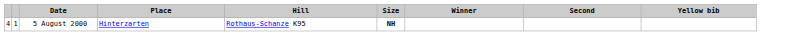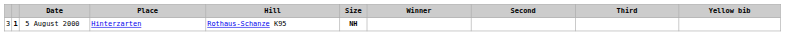+ column: (627, 11)
(8, 24) 4 -> (8, 24) 3
(16, 24) normal -> (16, 24) bold
